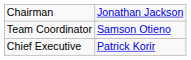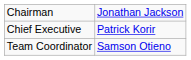rows swapped: (44, 47) <-> (49, 30)
